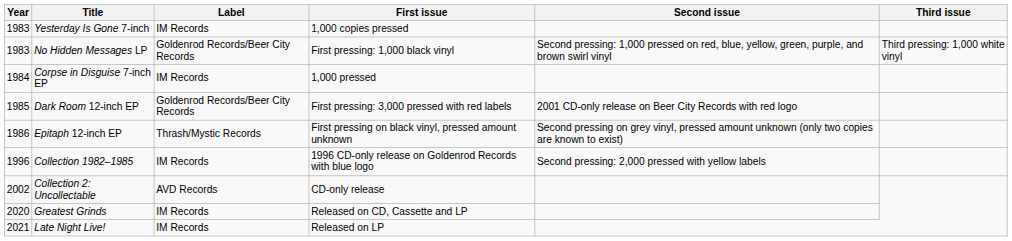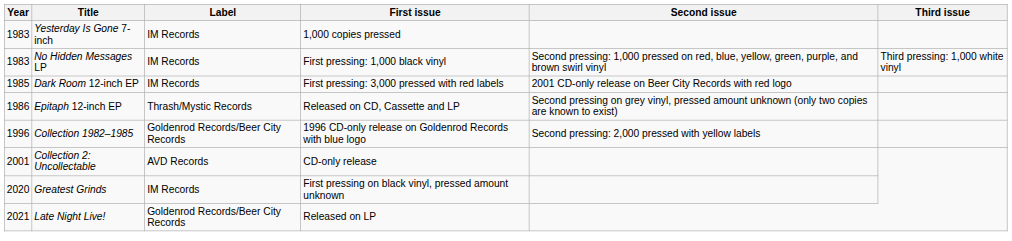(223, 50) Goldenrod Records/Beer City Records -> (173, 62) IM Records
- row: (93, 78)
(223, 106) Goldenrod Records/Beer City Records -> (173, 84) IM Records
(414, 134) First pressing on black vinyl, pressed amount unknown -> (382, 106) Released on CD, Cassette and LP
(182, 161) IM Records -> (214, 134) Goldenrod Records/Beer City Records
(18, 189) 2002 -> (18, 161) 2001
(389, 211) Released on CD, Cassette and LP -> (406, 189) First pressing on black vinyl, pressed amount unknown
(182, 227) IM Records -> (214, 217) Goldenrod Records/Beer City Records
